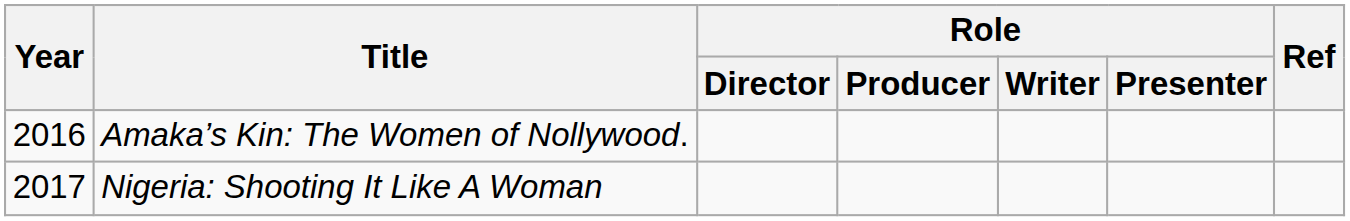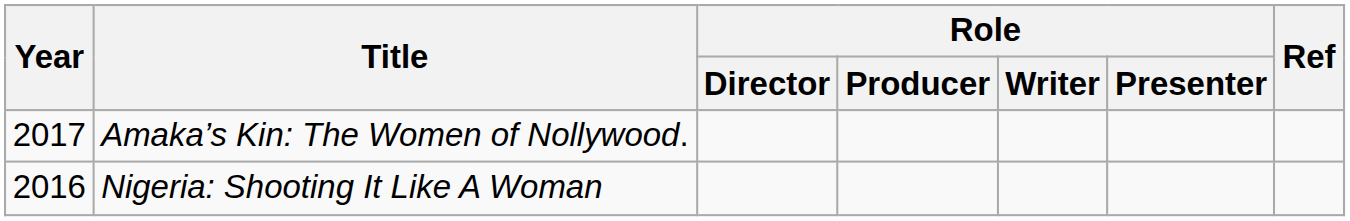(49, 135) 2016 -> (49, 135) 2017
(49, 187) 2017 -> (49, 187) 2016
